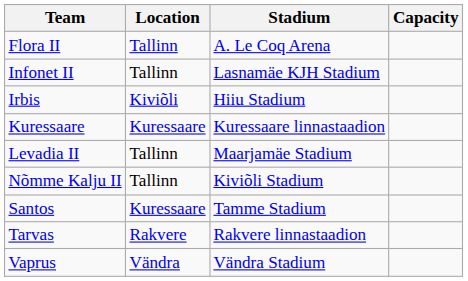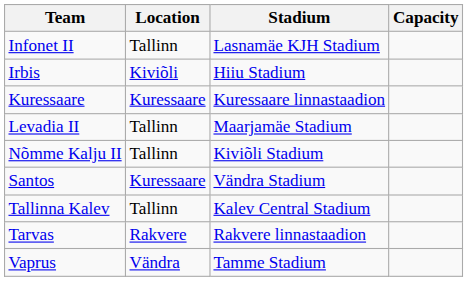- row: (34, 45)
(270, 208) Tamme Stadium -> (269, 180) Vändra Stadium
+ row: (59, 208)
(269, 262) Vändra Stadium -> (270, 262) Tamme Stadium
